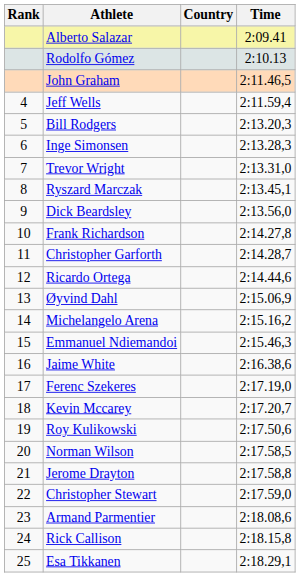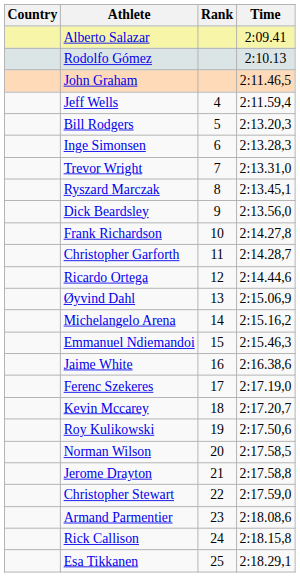columns swapped: (24, 15) <-> (208, 15)
